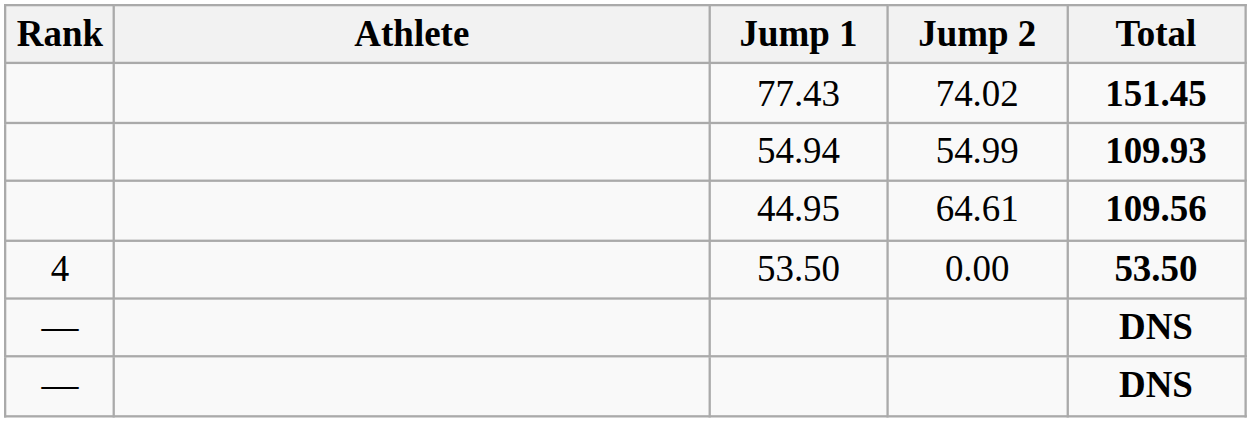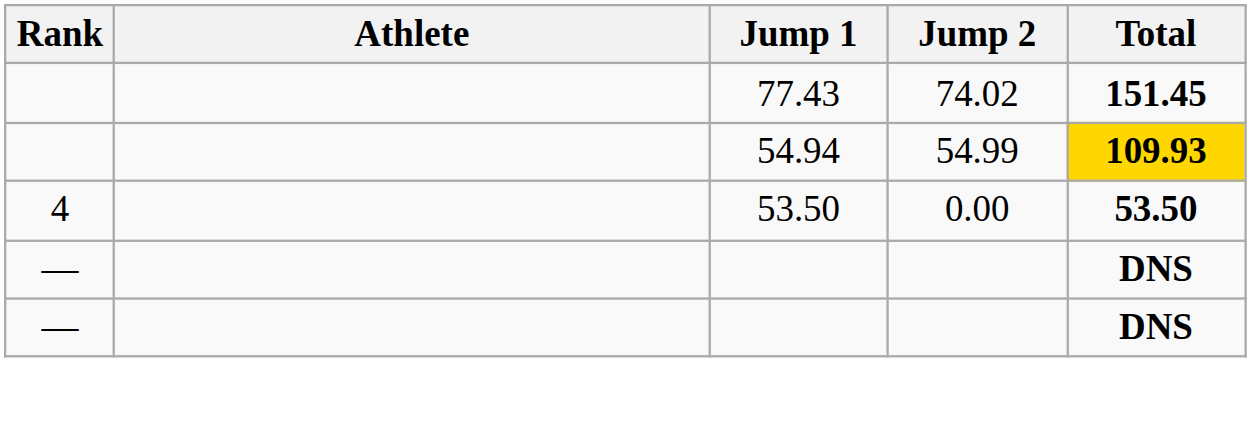(1156, 151) no background -> (1156, 151) gold background
- row: (798, 209)
